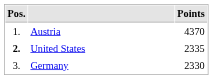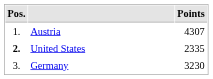(194, 31) 4370 -> (194, 31) 4307
(194, 65) 2330 -> (194, 65) 3230
